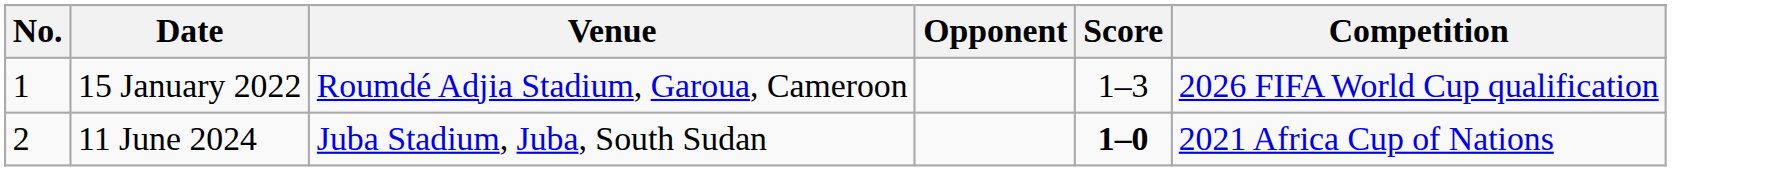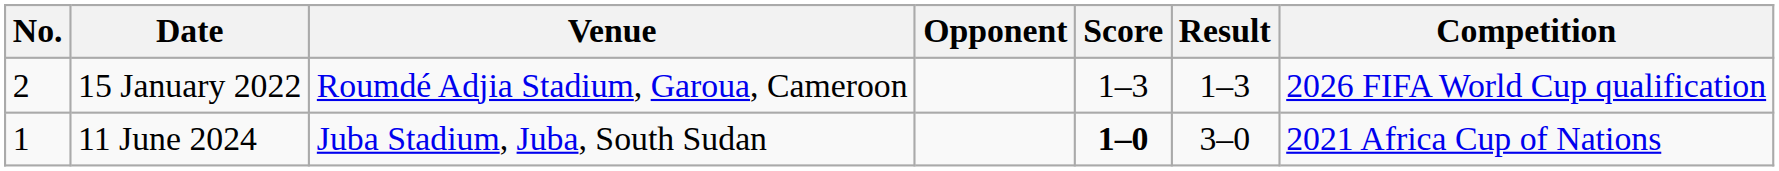+ column: (1225, 31)
(21, 84) 1 -> (21, 84) 2
(21, 138) 2 -> (21, 138) 1
